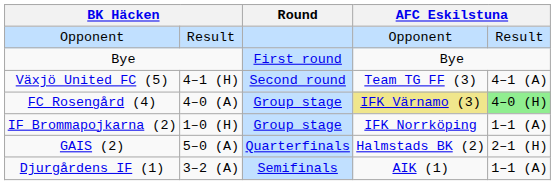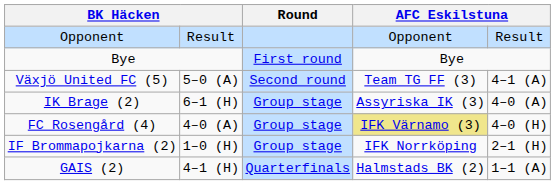(211, 81) 4–1 (H) -> (211, 81) 5–0 (A)
+ row: (92, 103)
(519, 103) lightgreen background -> (519, 125) no background
(519, 125) 1–1 (A) -> (519, 146) 2–1 (H)
(211, 146) 5–0 (A) -> (211, 168) 4–1 (H)
(519, 146) 2–1 (H) -> (519, 168) 1–1 (A)
- row: (92, 168)
